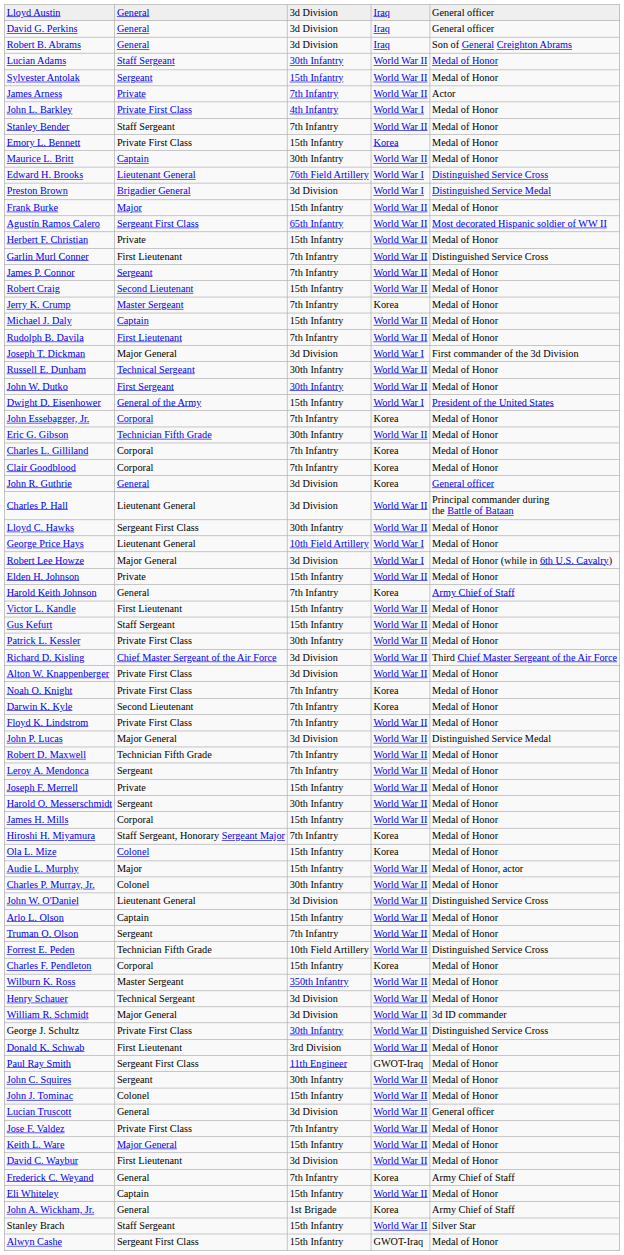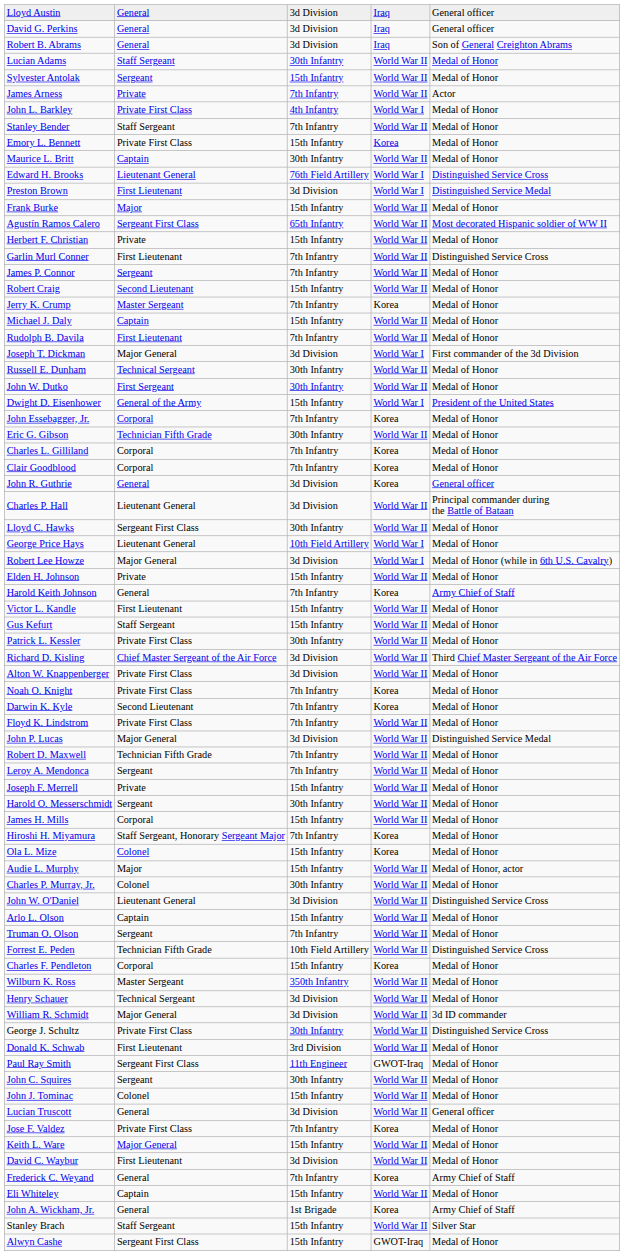(154, 191) Brigadier General -> (149, 191) First Lieutenant
(400, 1128) World War II -> (386, 1128) Korea
